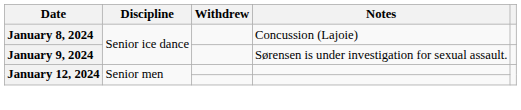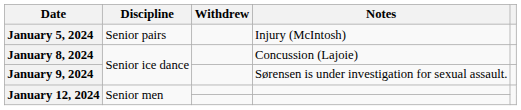+ row: (50, 34)
